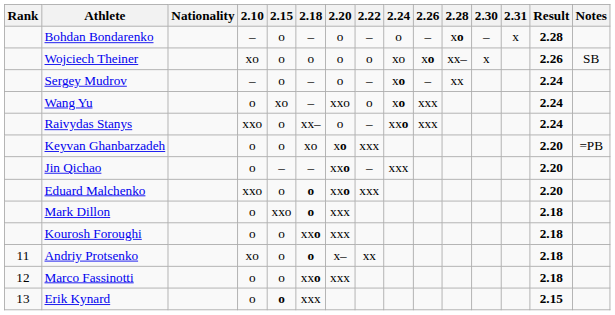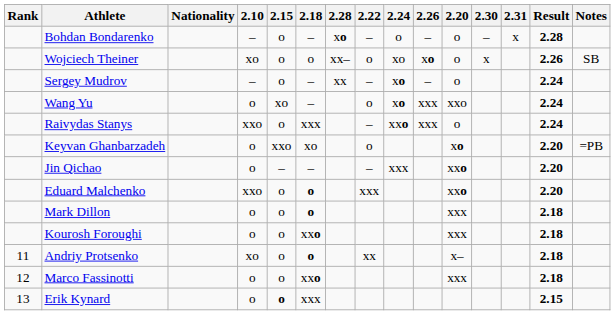columns swapped: (340, 15) <-> (457, 15)
(311, 124) xx– -> (311, 124) xxx
(281, 146) o -> (281, 146) xxo
(369, 146) xxx -> (369, 146) o
(281, 211) xxo -> (281, 211) o
